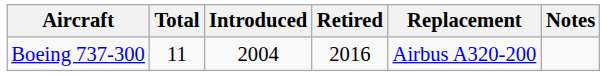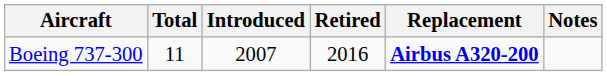(258, 53) 2004 -> (256, 53) 2007
(464, 53) normal -> (464, 53) bold
